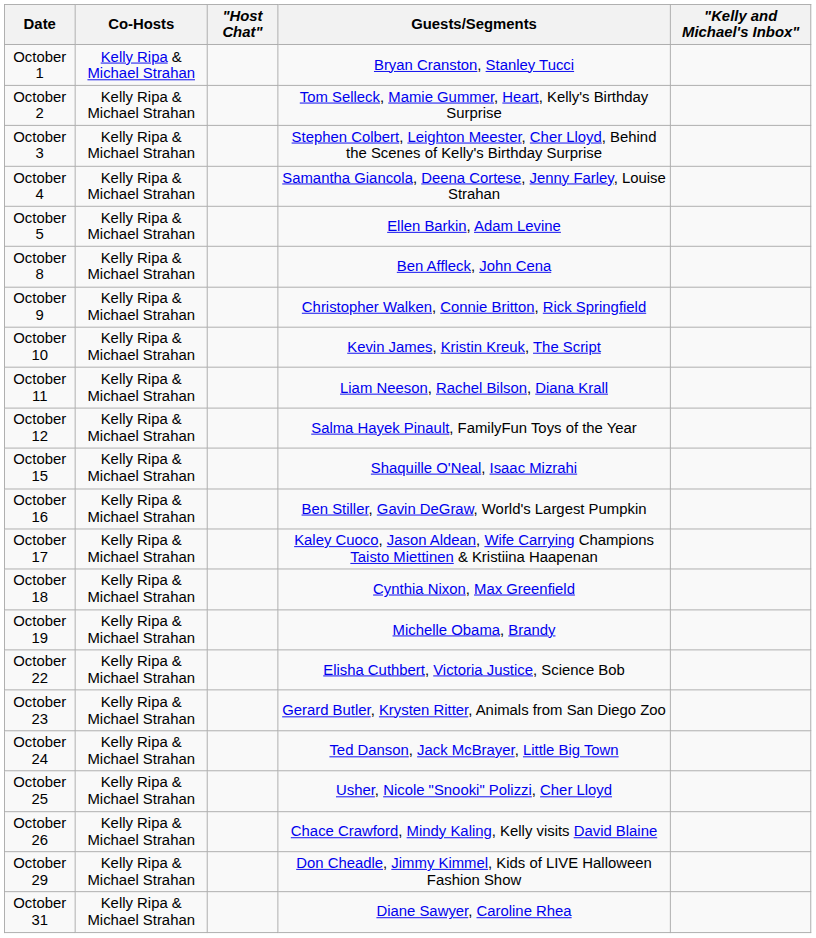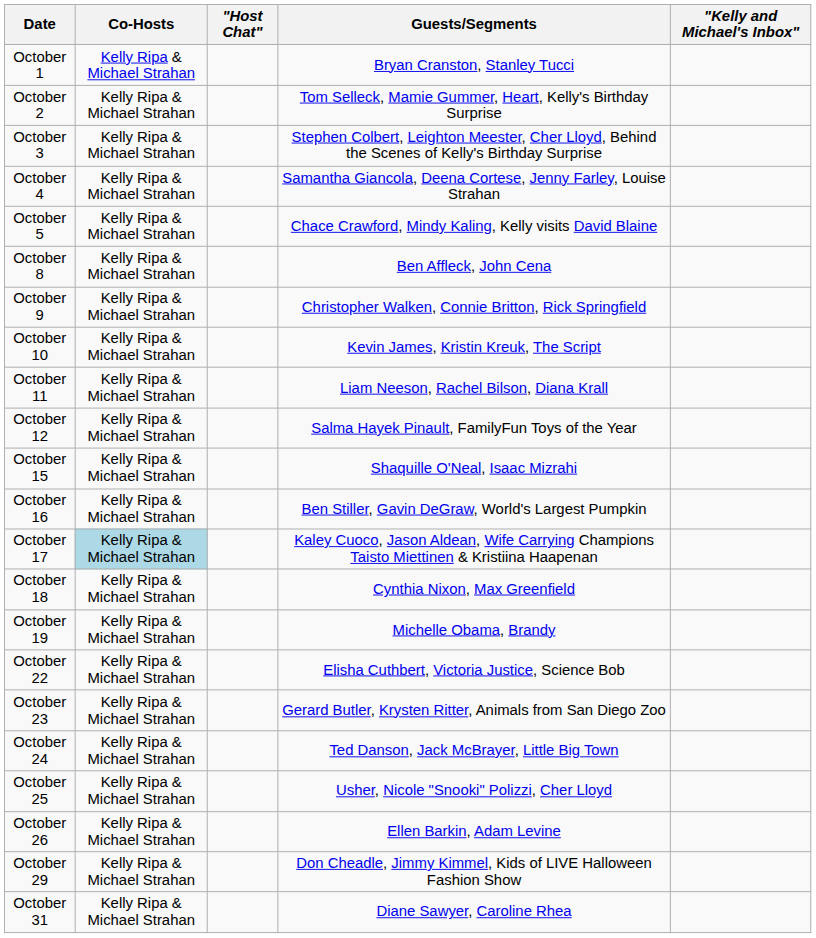(474, 226) Ellen Barkin, Adam Levine -> (474, 226) Chace Crawford, Mindy Kaling, Kelly visits David Blaine
(141, 549) no background -> (141, 549) lightblue background
(474, 831) Chace Crawford, Mindy Kaling, Kelly visits David Blaine -> (474, 831) Ellen Barkin, Adam Levine
